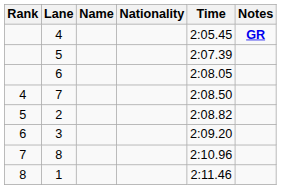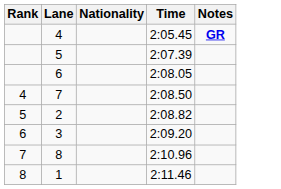- column: (97, 14)
